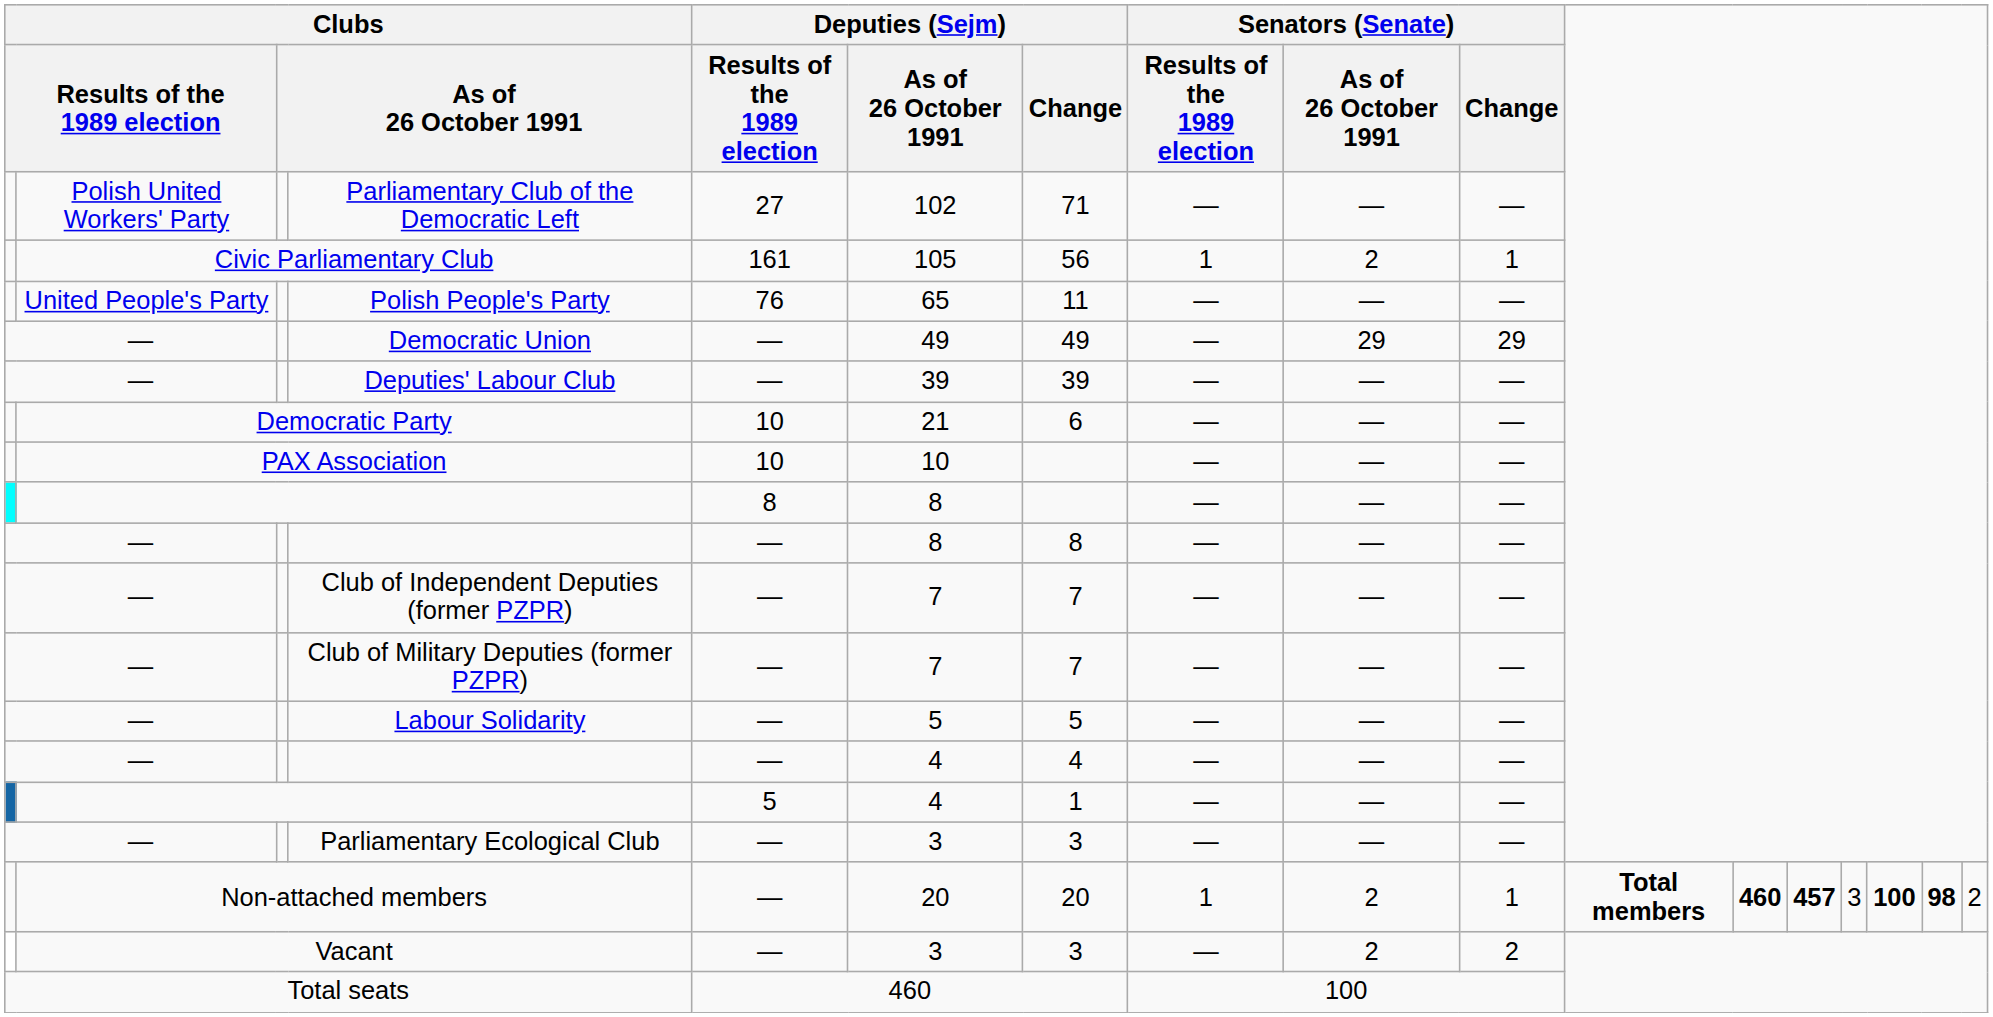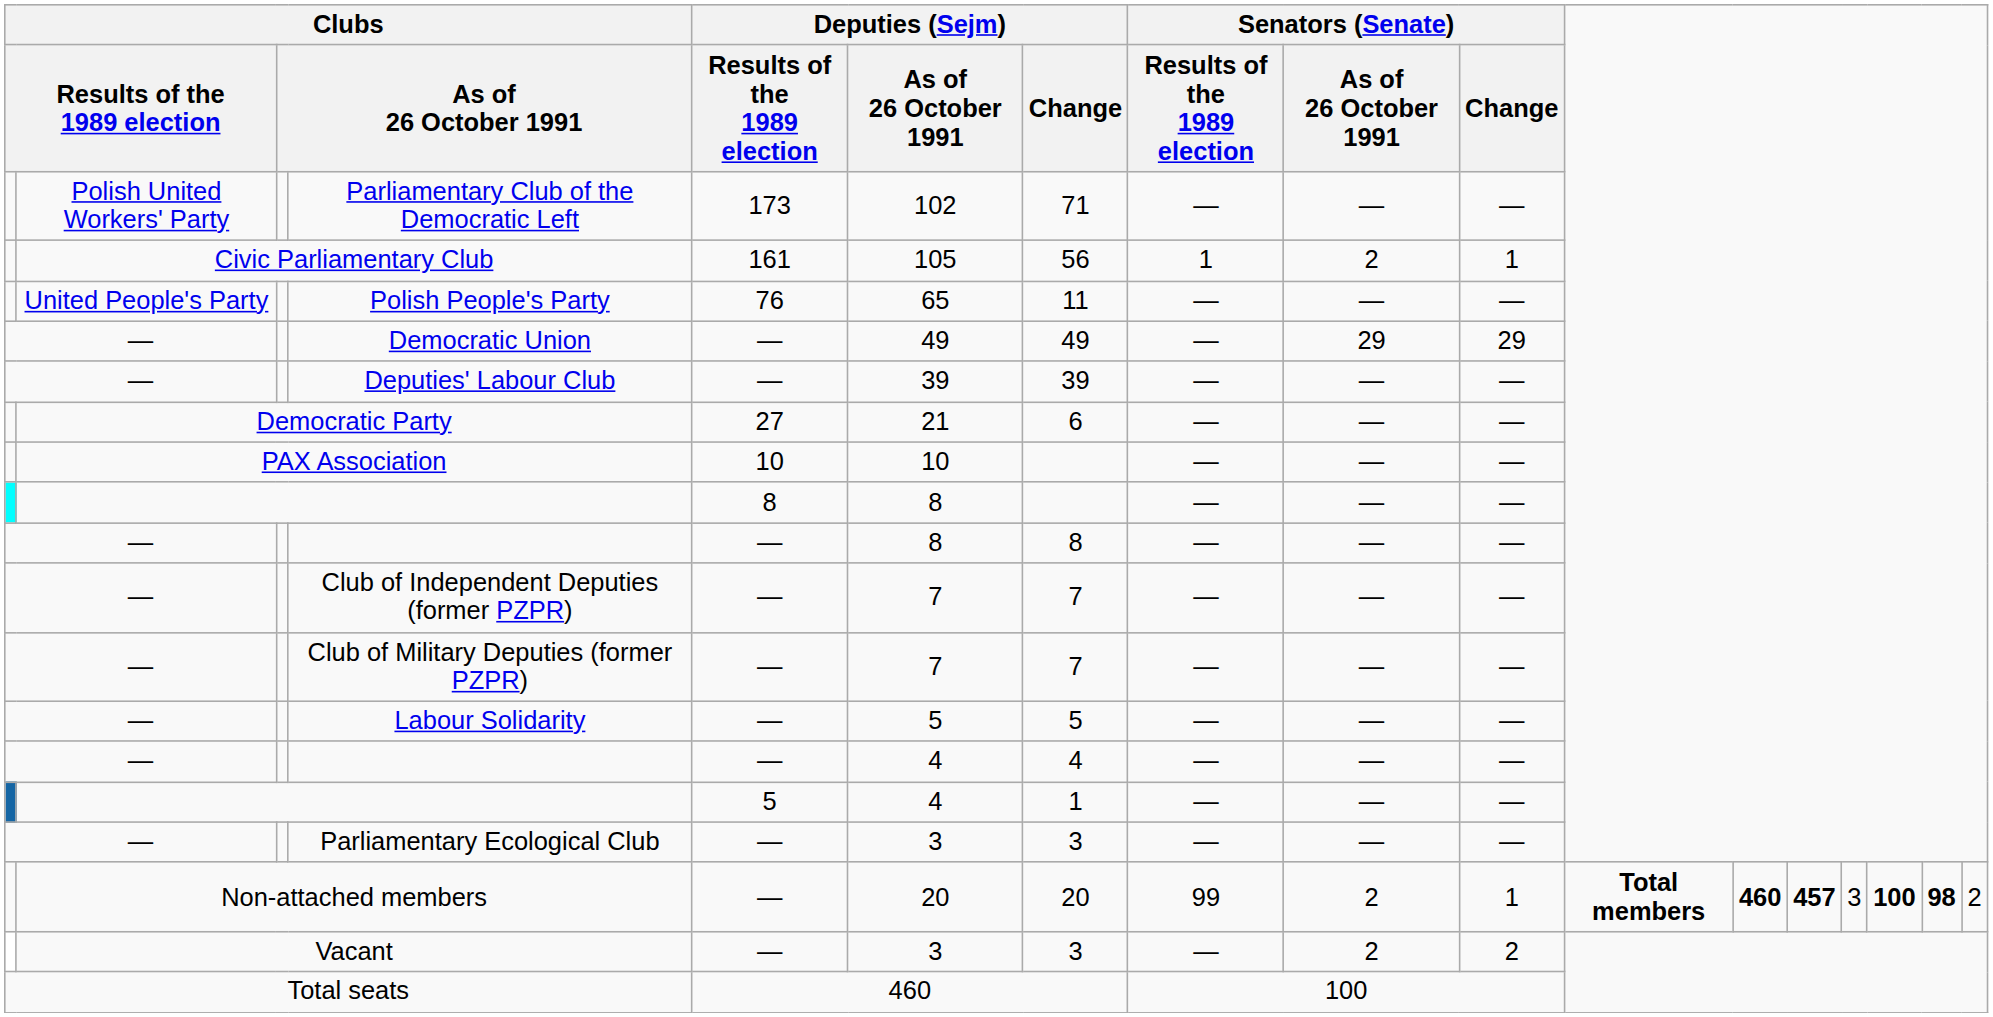(770, 205) 27 -> (770, 205) 173
(770, 421) 10 -> (770, 421) 27
(1206, 896) 1 -> (1206, 896) 99
